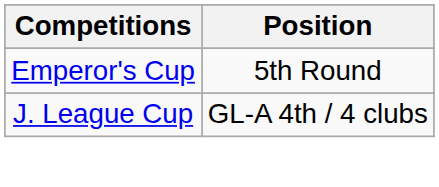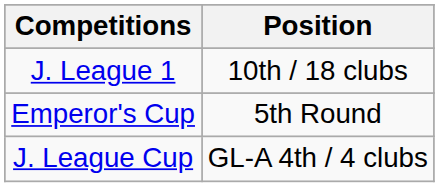+ row: (103, 70)
